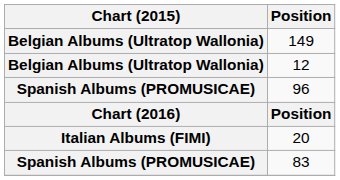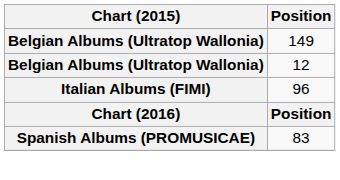(136, 89) Spanish Albums (PROMUSICAE) -> (136, 89) Italian Albums (FIMI)
- row: (301, 138)
